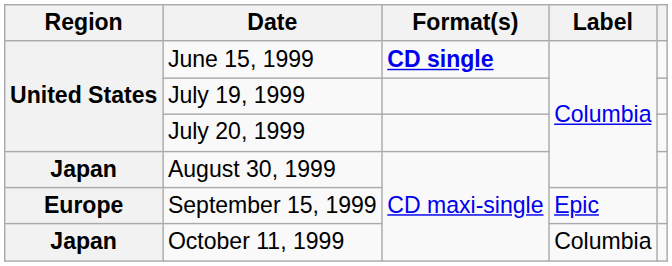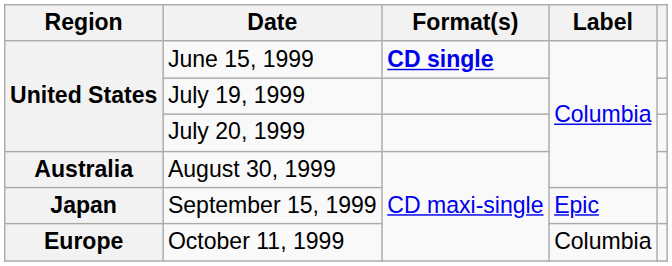(84, 168) Japan -> (84, 168) Australia
(84, 205) Europe -> (84, 205) Japan
(84, 242) Japan -> (84, 242) Europe
